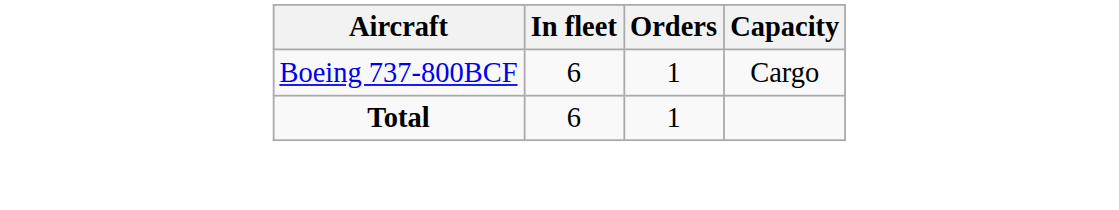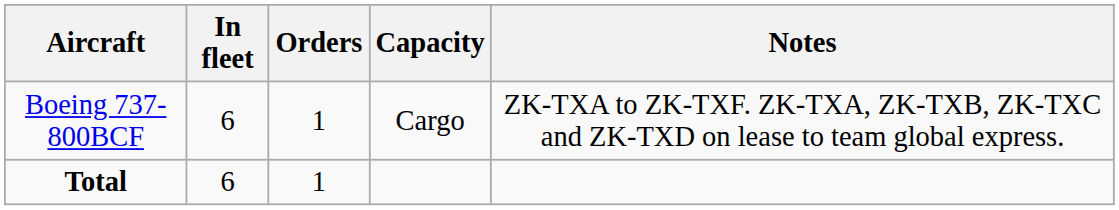+ column: (803, 43)
